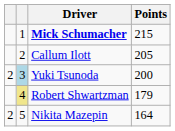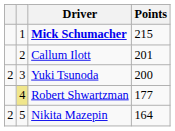(144, 54) 205 -> (144, 54) 201
(22, 74) lightblue background -> (22, 74) no background
(144, 94) 179 -> (144, 94) 177
